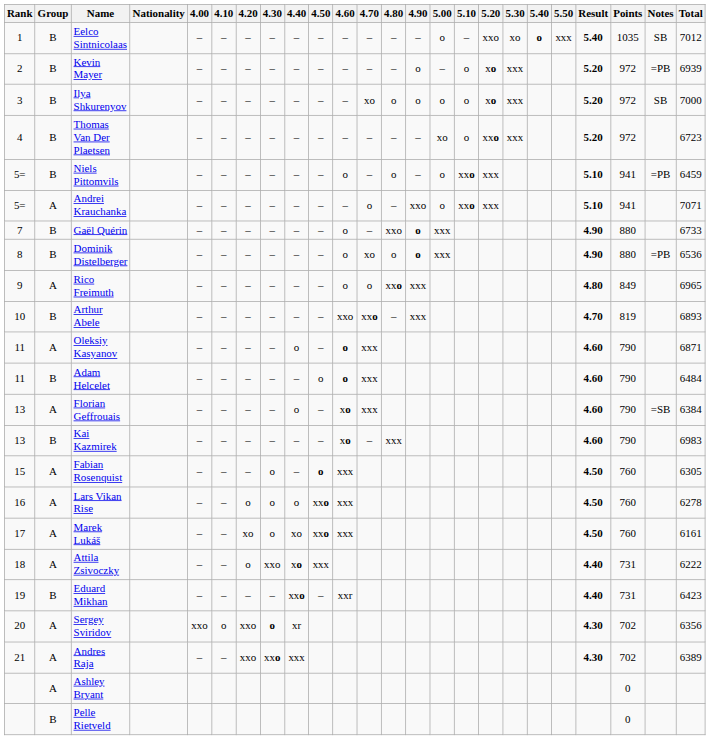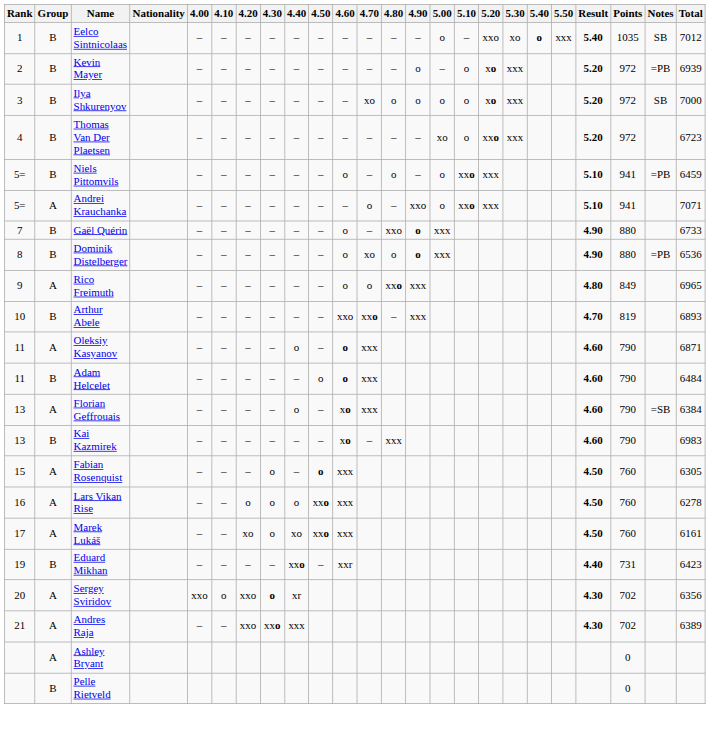- row: (96, 564)
